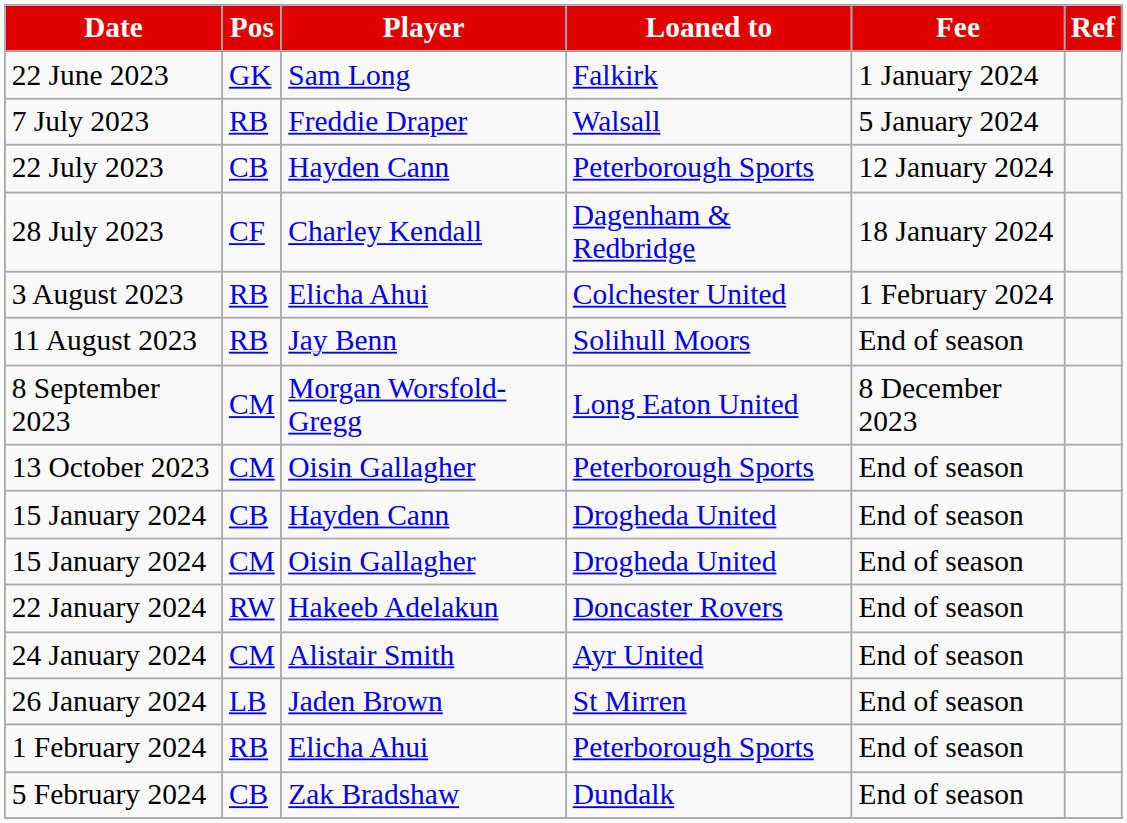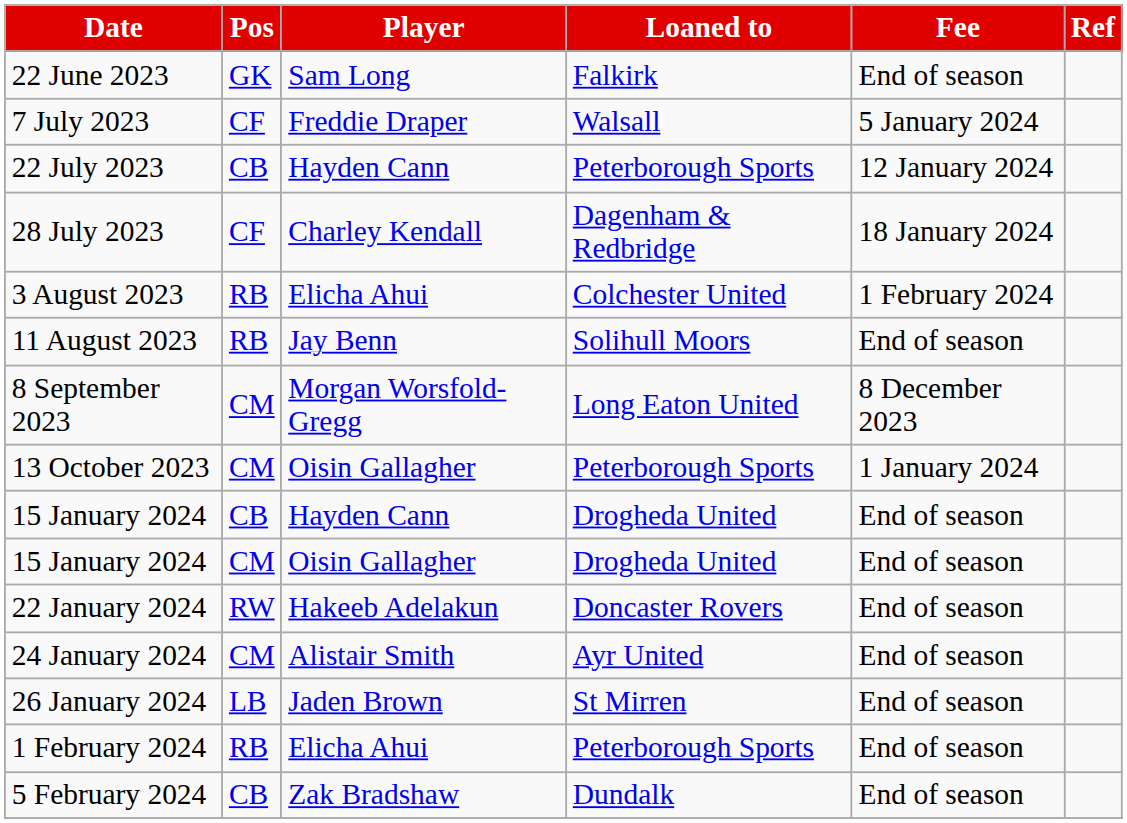(949, 74) 1 January 2024 -> (941, 74) End of season
(249, 121) RB -> (247, 121) CF
(941, 467) End of season -> (949, 467) 1 January 2024
